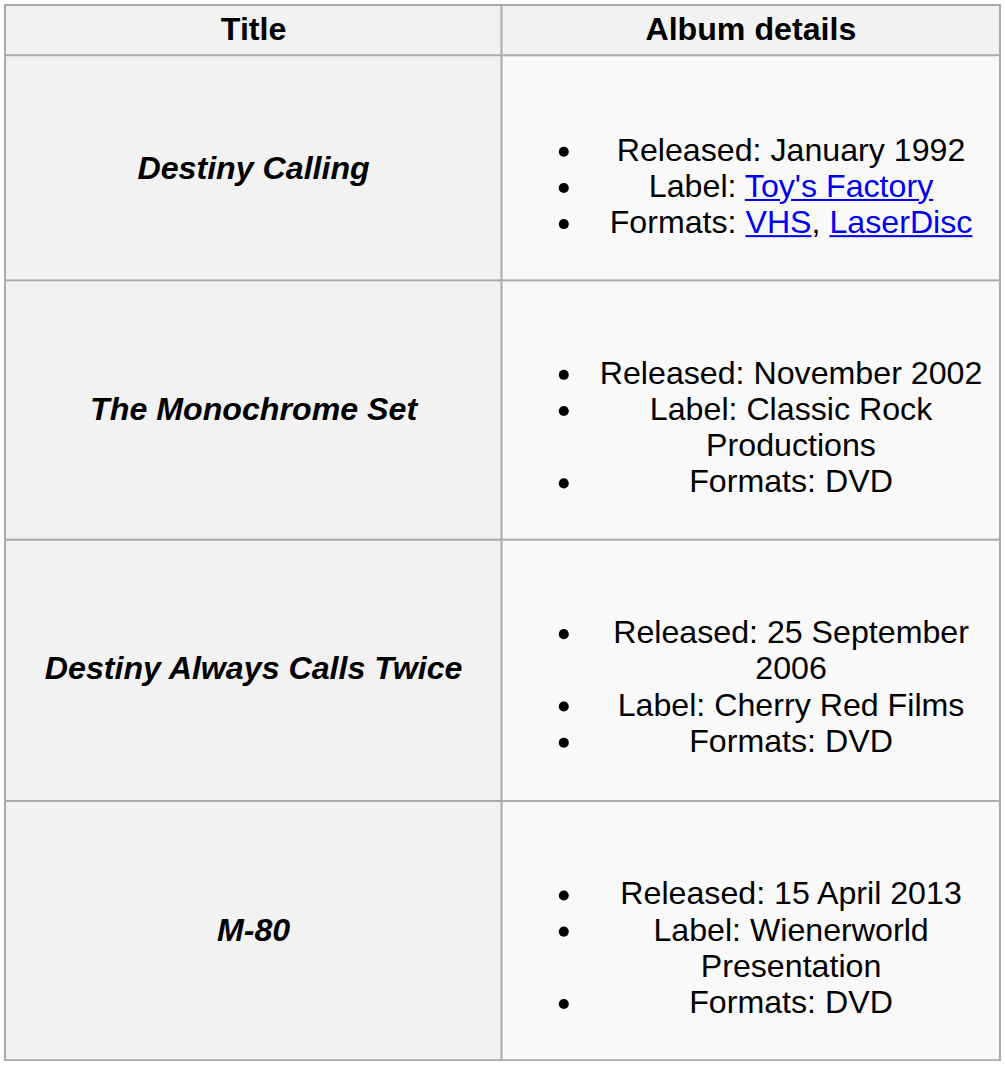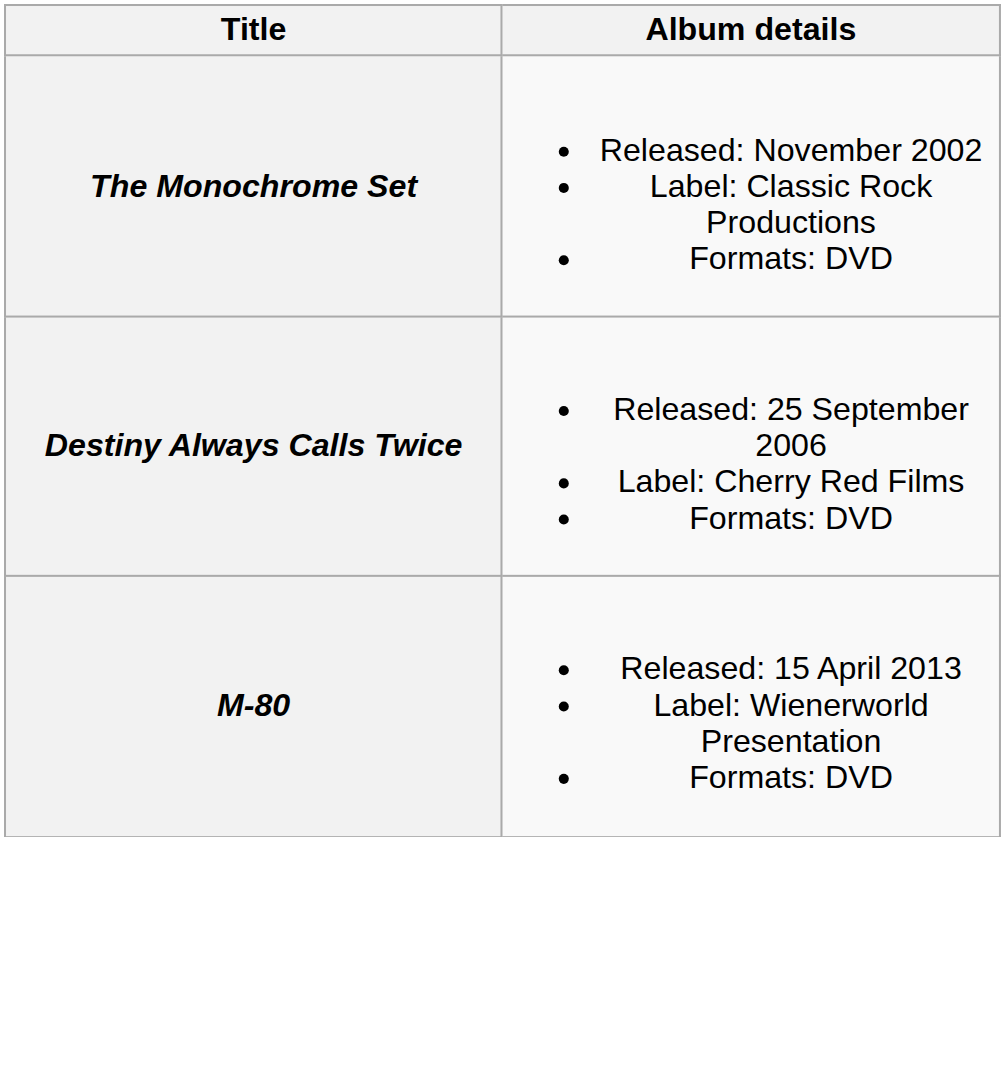- row: (254, 167)
